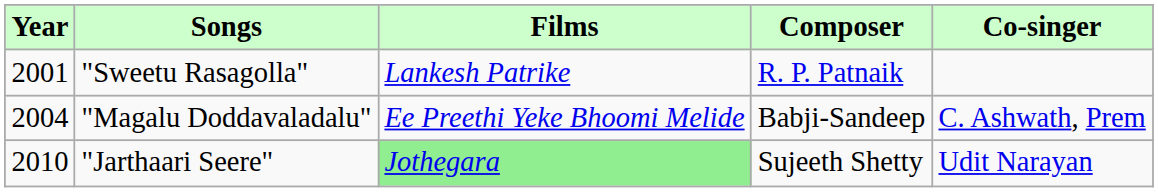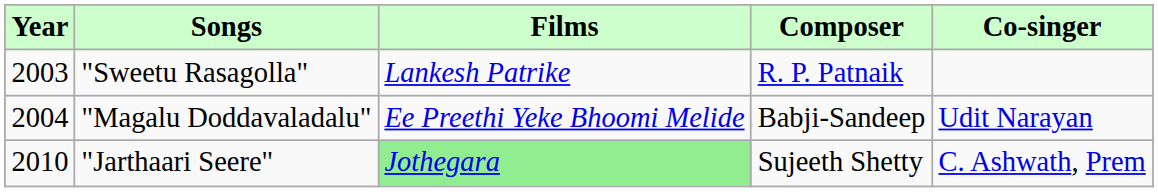(40, 72) 2001 -> (40, 72) 2003
(1042, 117) C. Ashwath, Prem -> (1016, 117) Udit Narayan
(1016, 162) Udit Narayan -> (1042, 162) C. Ashwath, Prem
